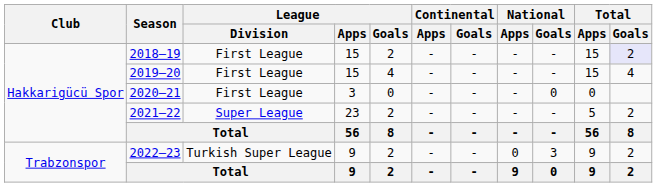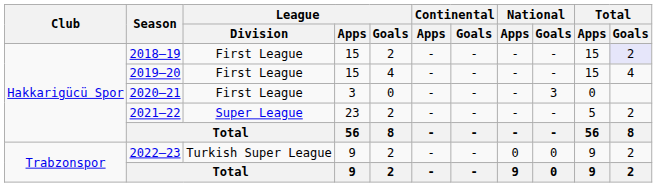(554, 93) 0 -> (554, 93) 3
(554, 152) 3 -> (554, 152) 0
